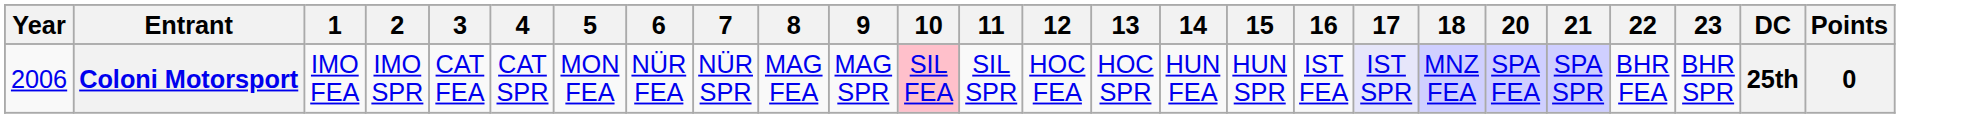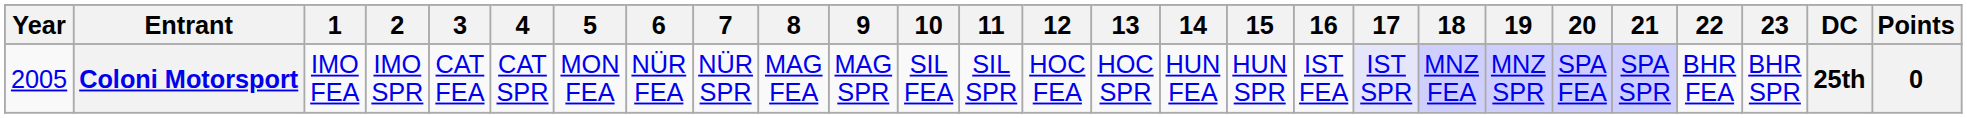+ column: (1518, 24)
(39, 78) 2006 -> (39, 78) 2005
(929, 78) pink background -> (929, 78) no background
